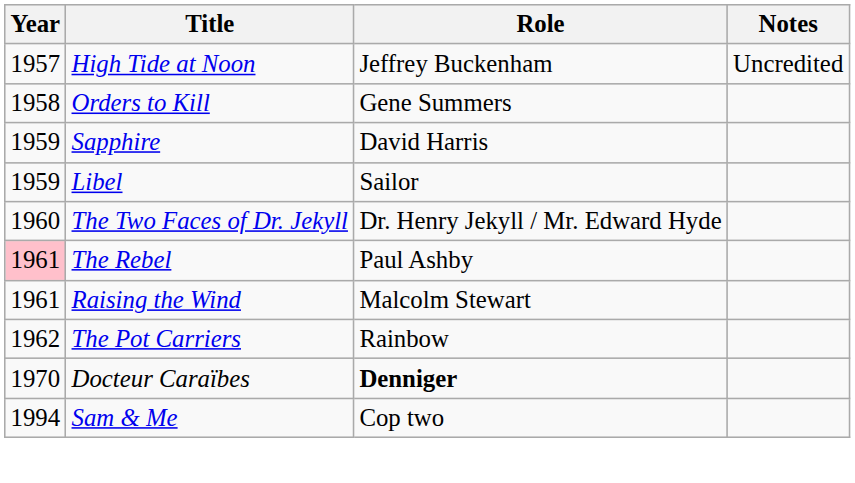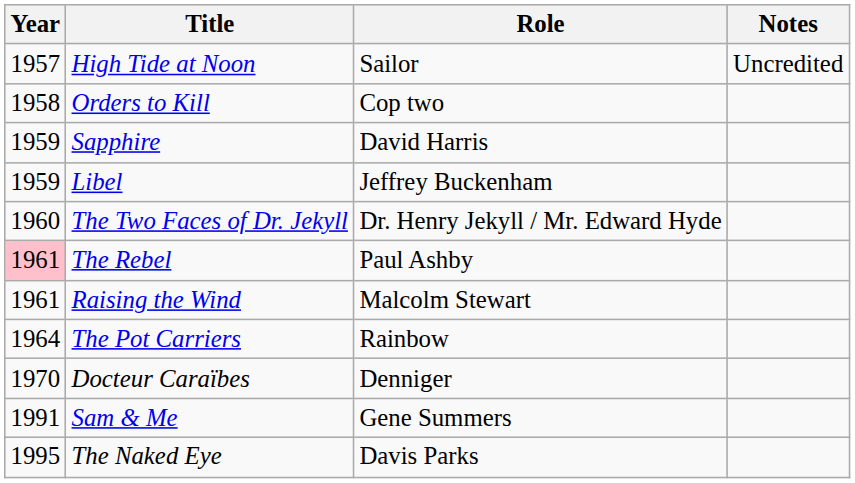(456, 63) Jeffrey Buckenham -> (389, 63) Sailor
(435, 102) Gene Summers -> (402, 102) Cop two
(389, 181) Sailor -> (456, 181) Jeffrey Buckenham
(35, 338) 1962 -> (35, 338) 1964
(408, 378) bold -> (406, 378) normal
(35, 417) 1994 -> (35, 417) 1991
(402, 417) Cop two -> (435, 417) Gene Summers
+ row: (147, 456)
